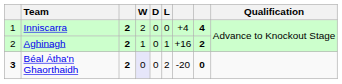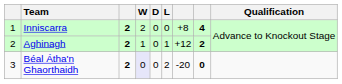(183, 28) +4 -> (183, 28) +8
(183, 43) +16 -> (183, 43) +12
(13, 65) bold -> (13, 65) normal
